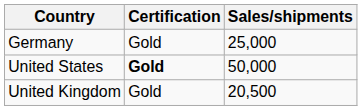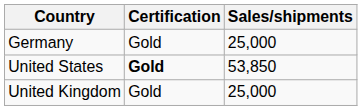(252, 67) 50,000 -> (252, 67) 53,850
(252, 92) 20,500 -> (252, 92) 25,000
